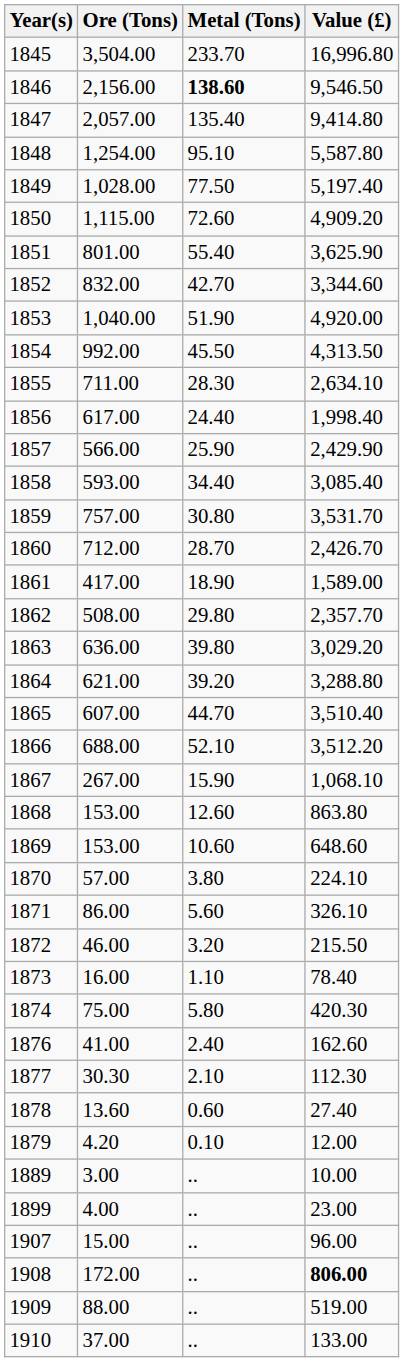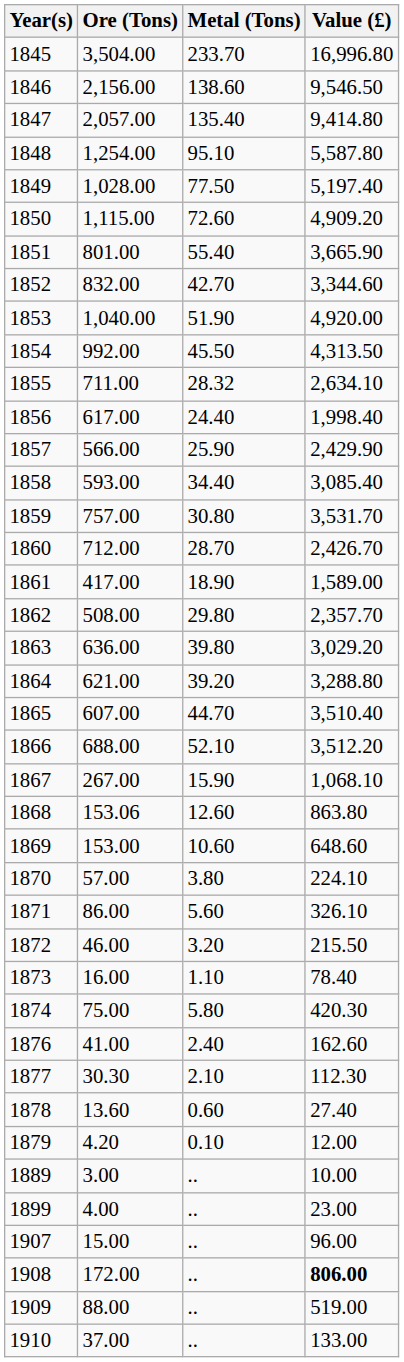(216, 86) bold -> (216, 86) normal
(347, 251) 3,625.90 -> (347, 251) 3,665.90
(211, 383) 28.30 -> (211, 383) 28.32
(111, 812) 153.00 -> (111, 812) 153.06
